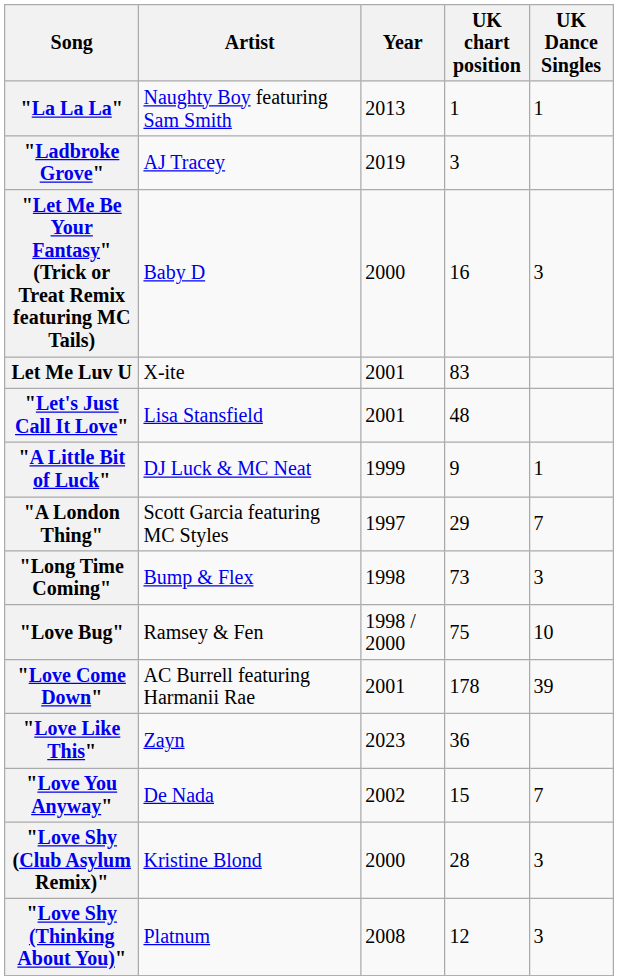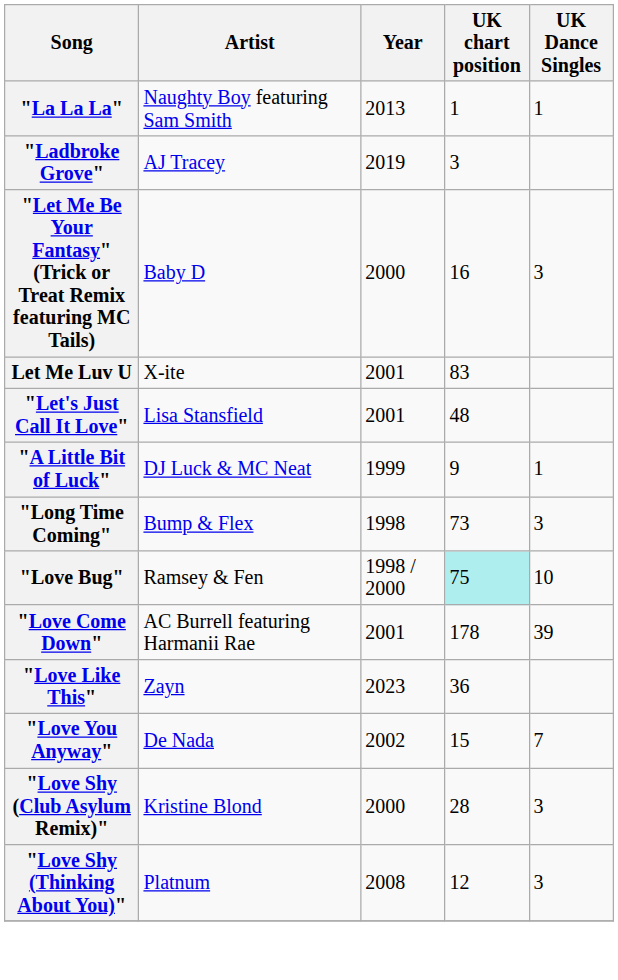- row: (72, 523)
(459, 632) no background -> (459, 577) paleturquoise background
